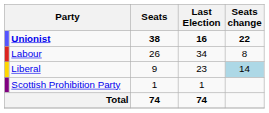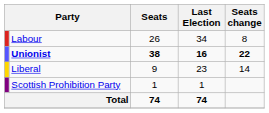rows swapped: (31, 38) <-> (27, 54)
(245, 69) lightblue background -> (245, 69) no background
